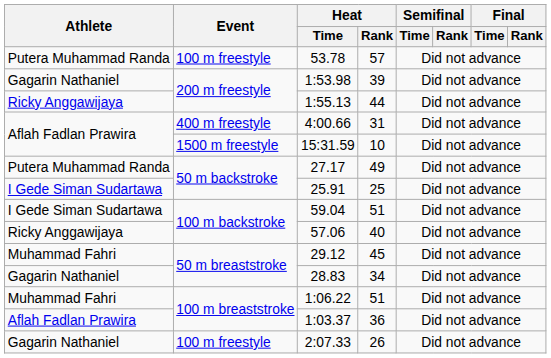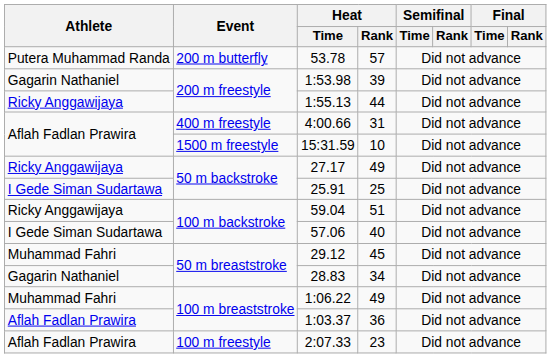(223, 58) 100 m freestyle -> (222, 58) 200 m butterfly
(89, 167) Putera Muhammad Randa -> (65, 167) Ricky Anggawijaya
(85, 211) I Gede Siman Sudartawa -> (65, 211) Ricky Anggawijaya
(65, 233) Ricky Anggawijaya -> (85, 233) I Gede Siman Sudartawa
(377, 298) 51 -> (377, 298) 49
(63, 342) Gagarin Nathaniel -> (72, 342) Aflah Fadlan Prawira
(377, 342) 26 -> (377, 342) 23
